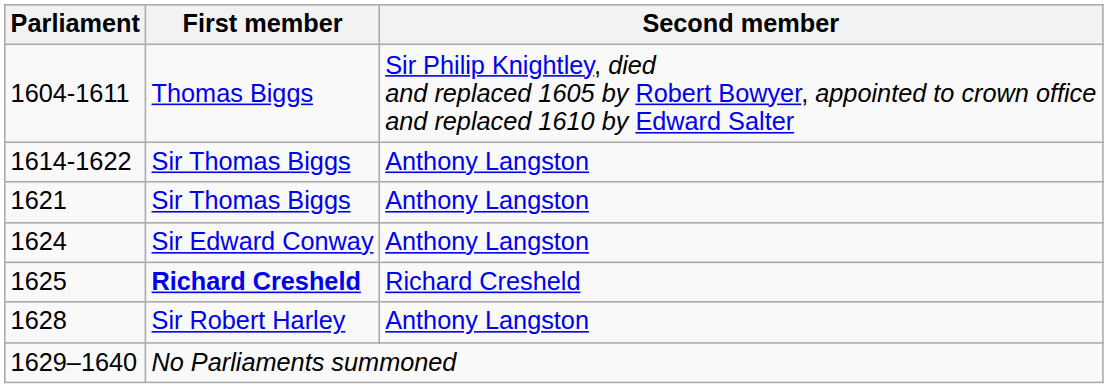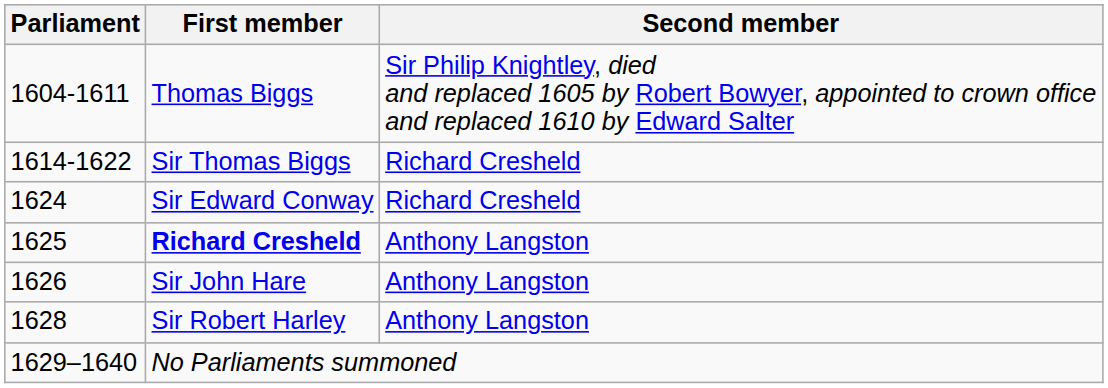(487, 161) Anthony Langston -> (483, 161) Richard Cresheld
- row: (39, 201)
(487, 241) Anthony Langston -> (483, 201) Richard Cresheld
(483, 281) Richard Cresheld -> (487, 241) Anthony Langston
+ row: (39, 281)
